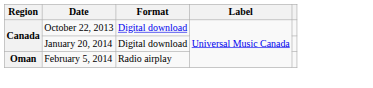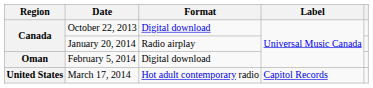(153, 43) Digital download -> (168, 43) Radio airplay
(145, 59) Radio airplay -> (176, 59) Digital download
+ row: (99, 75)
